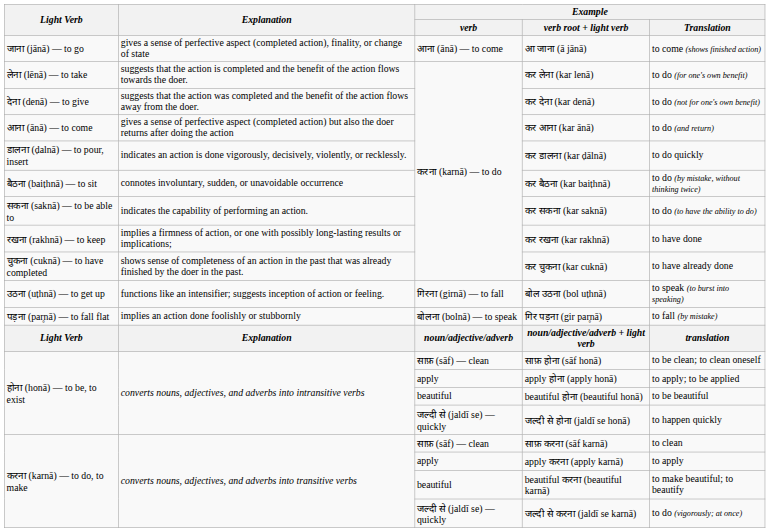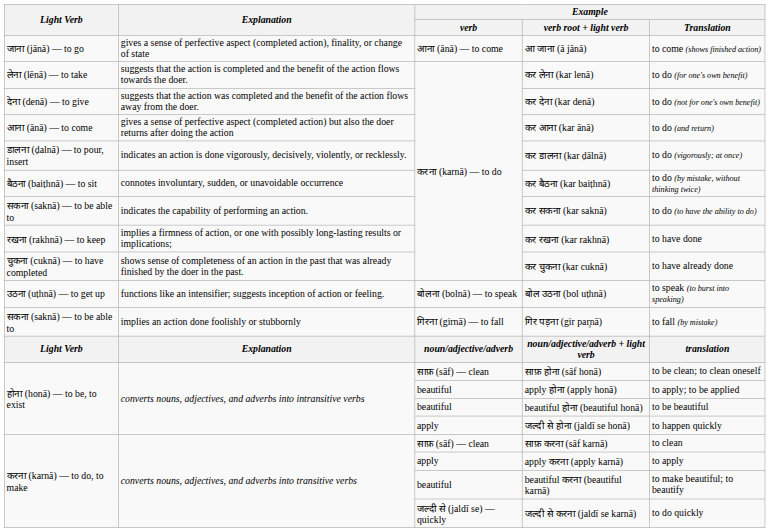(678, 155) to do quickly -> (697, 155) to do (vigorously; at once)
(460, 294) गिरना (girnā) — to fall -> (467, 294) बोलना (bolnā) — to speak
(58, 316) पड़ना (par̥nā) — to fall flat -> (59, 322) सकना (saknā) — to be able to
(467, 316) बोलना (bolnā) — to speak -> (460, 322) गिरना (girnā) — to fall
(428, 378) apply -> (434, 389) beautiful
(456, 420) जल्दी से (jaldī se) — quickly -> (428, 425) apply
(697, 513) to do (vigorously; at once) -> (678, 513) to do quickly
